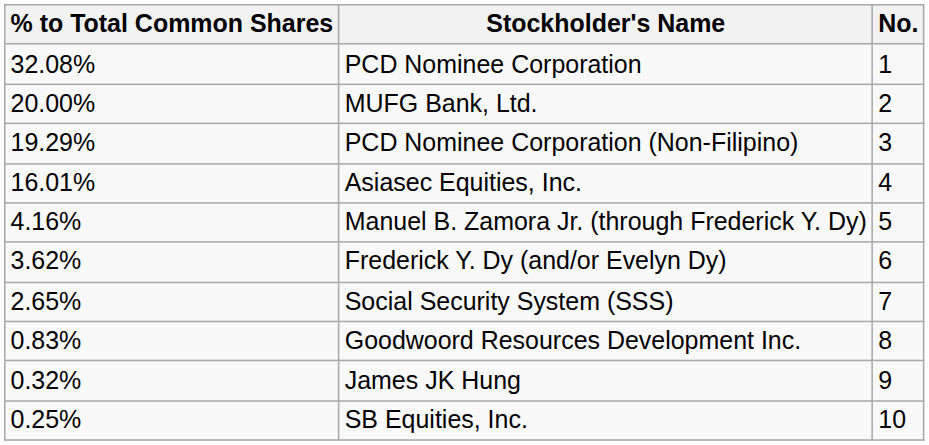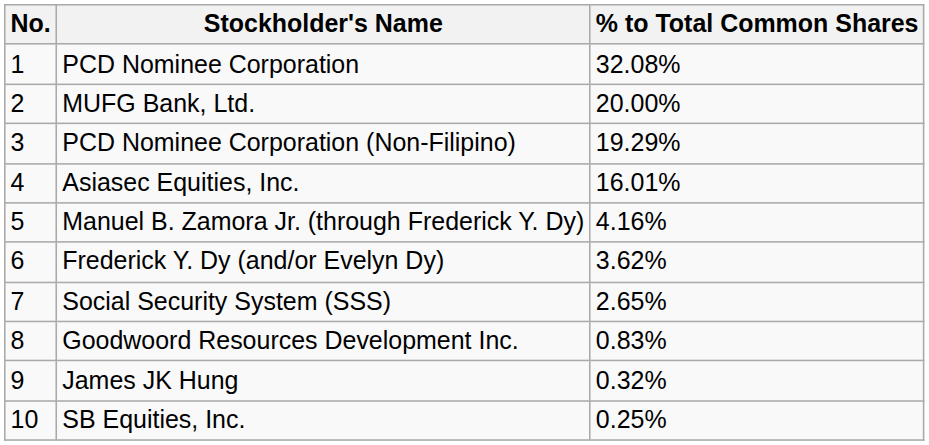columns swapped: (898, 24) <-> (172, 24)
